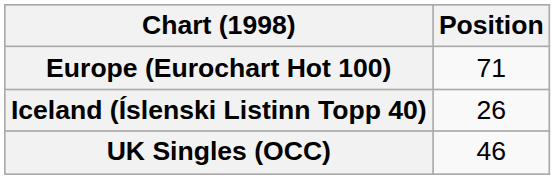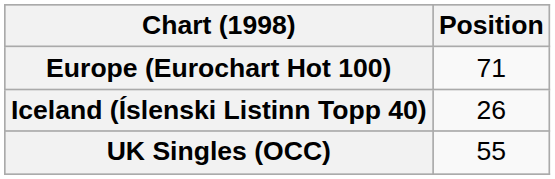(491, 151) 46 -> (491, 151) 55
